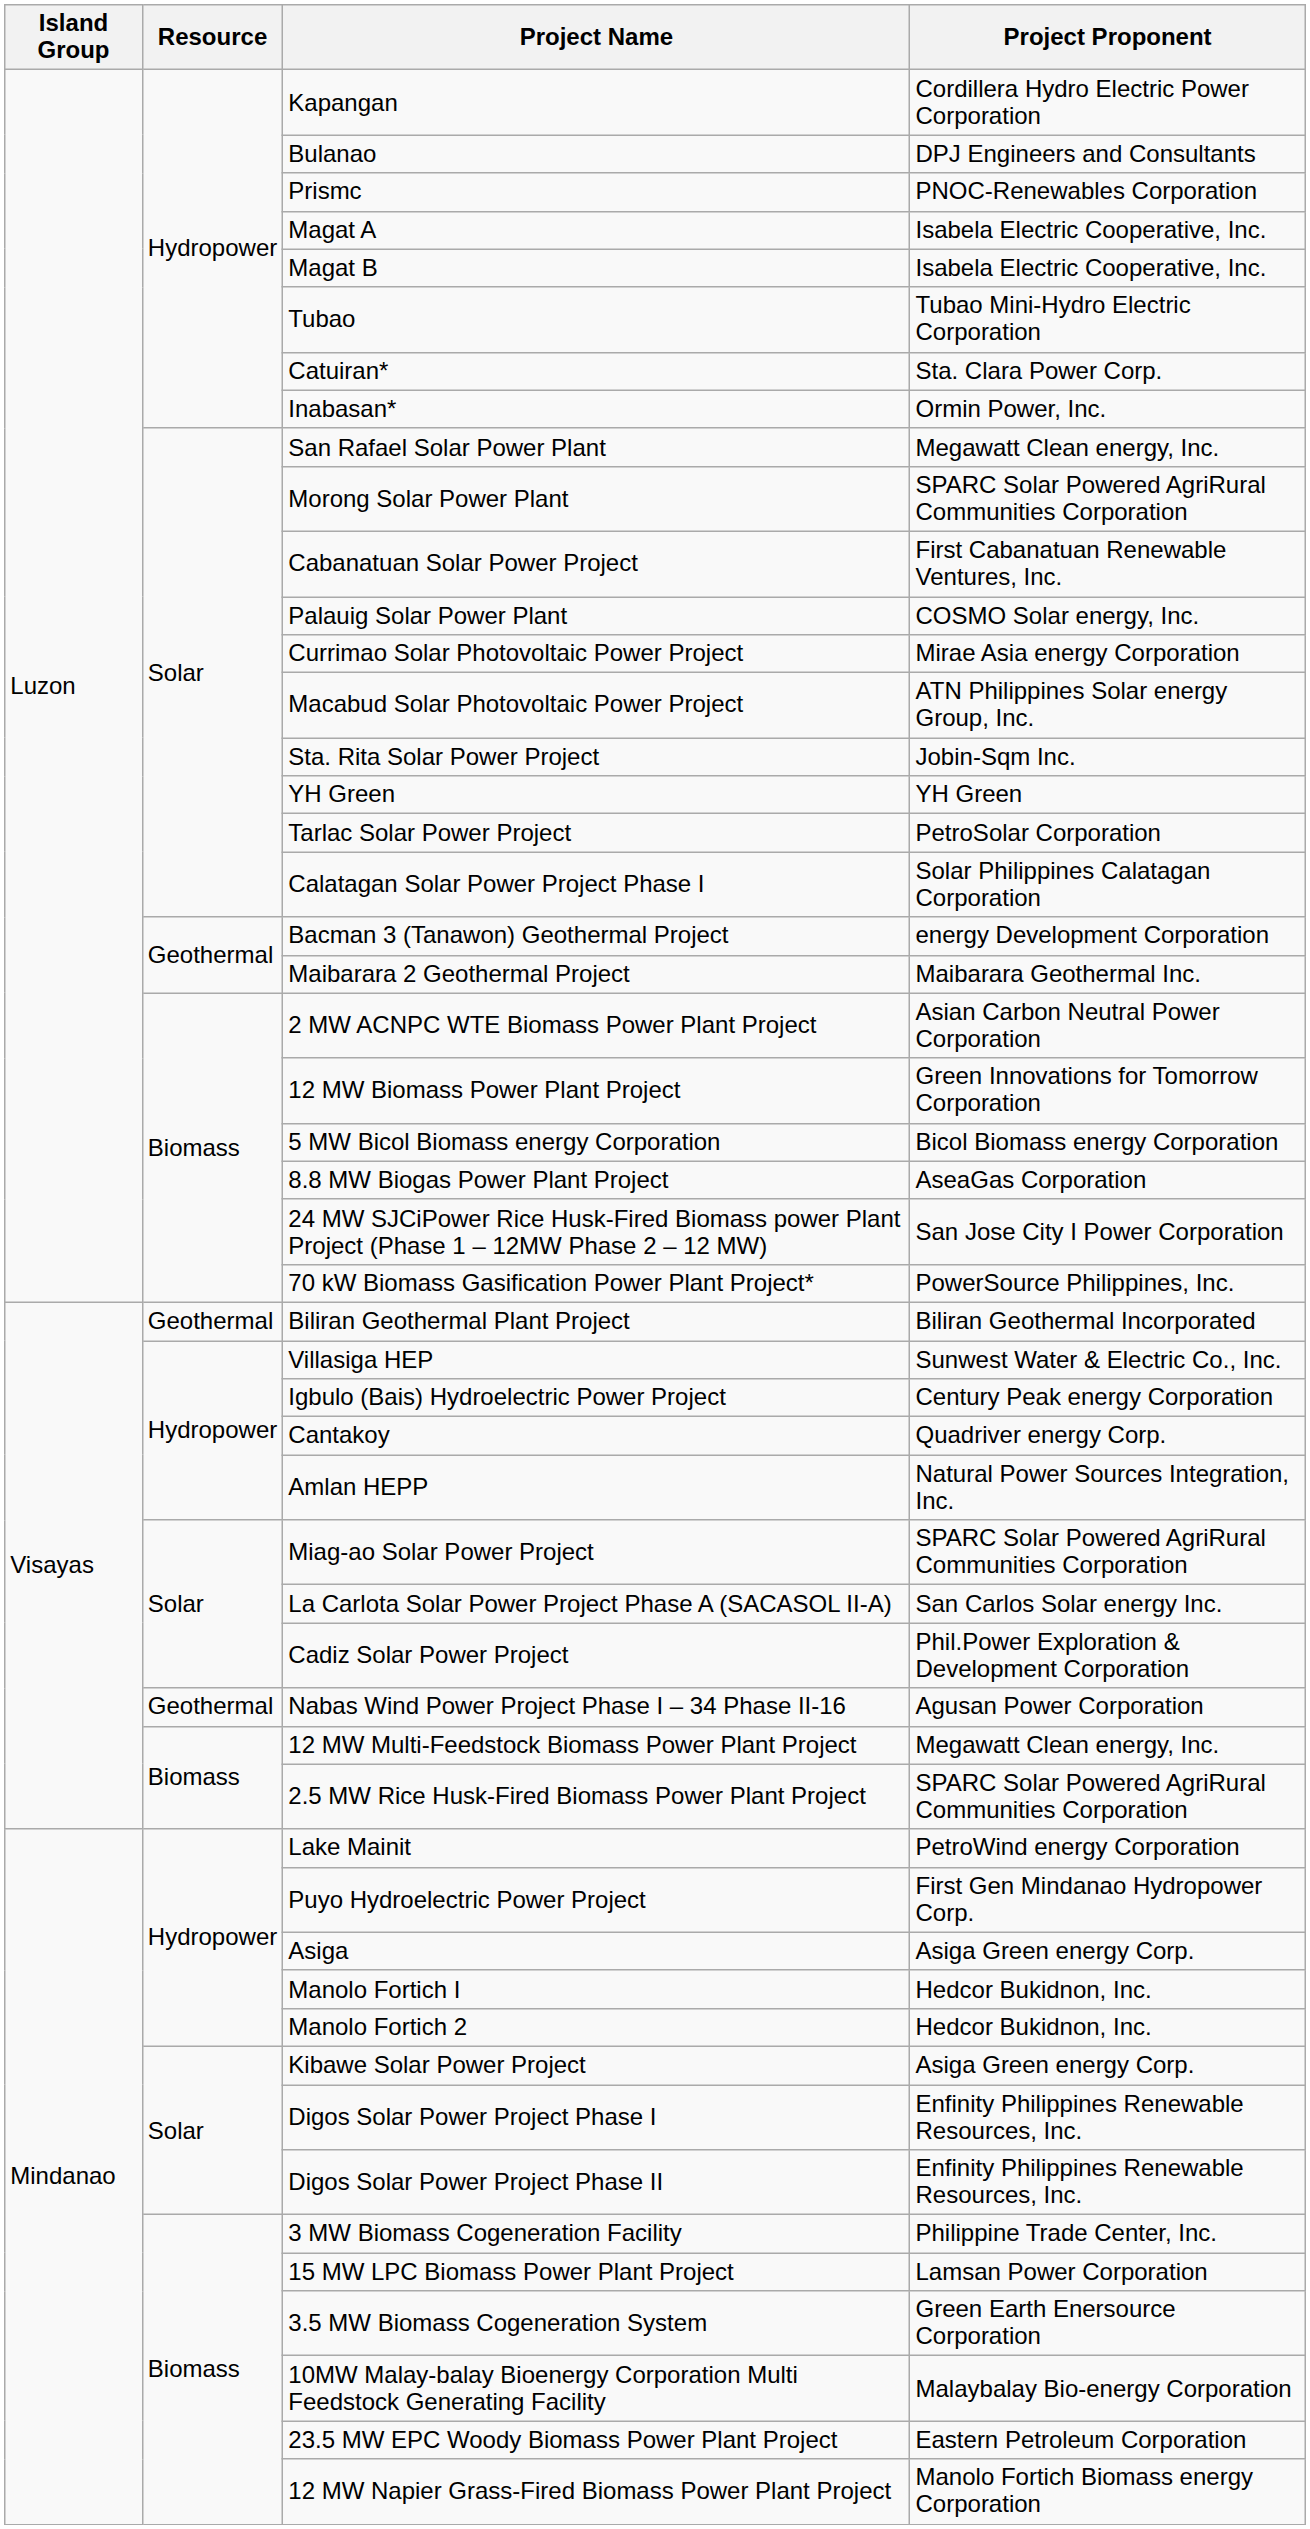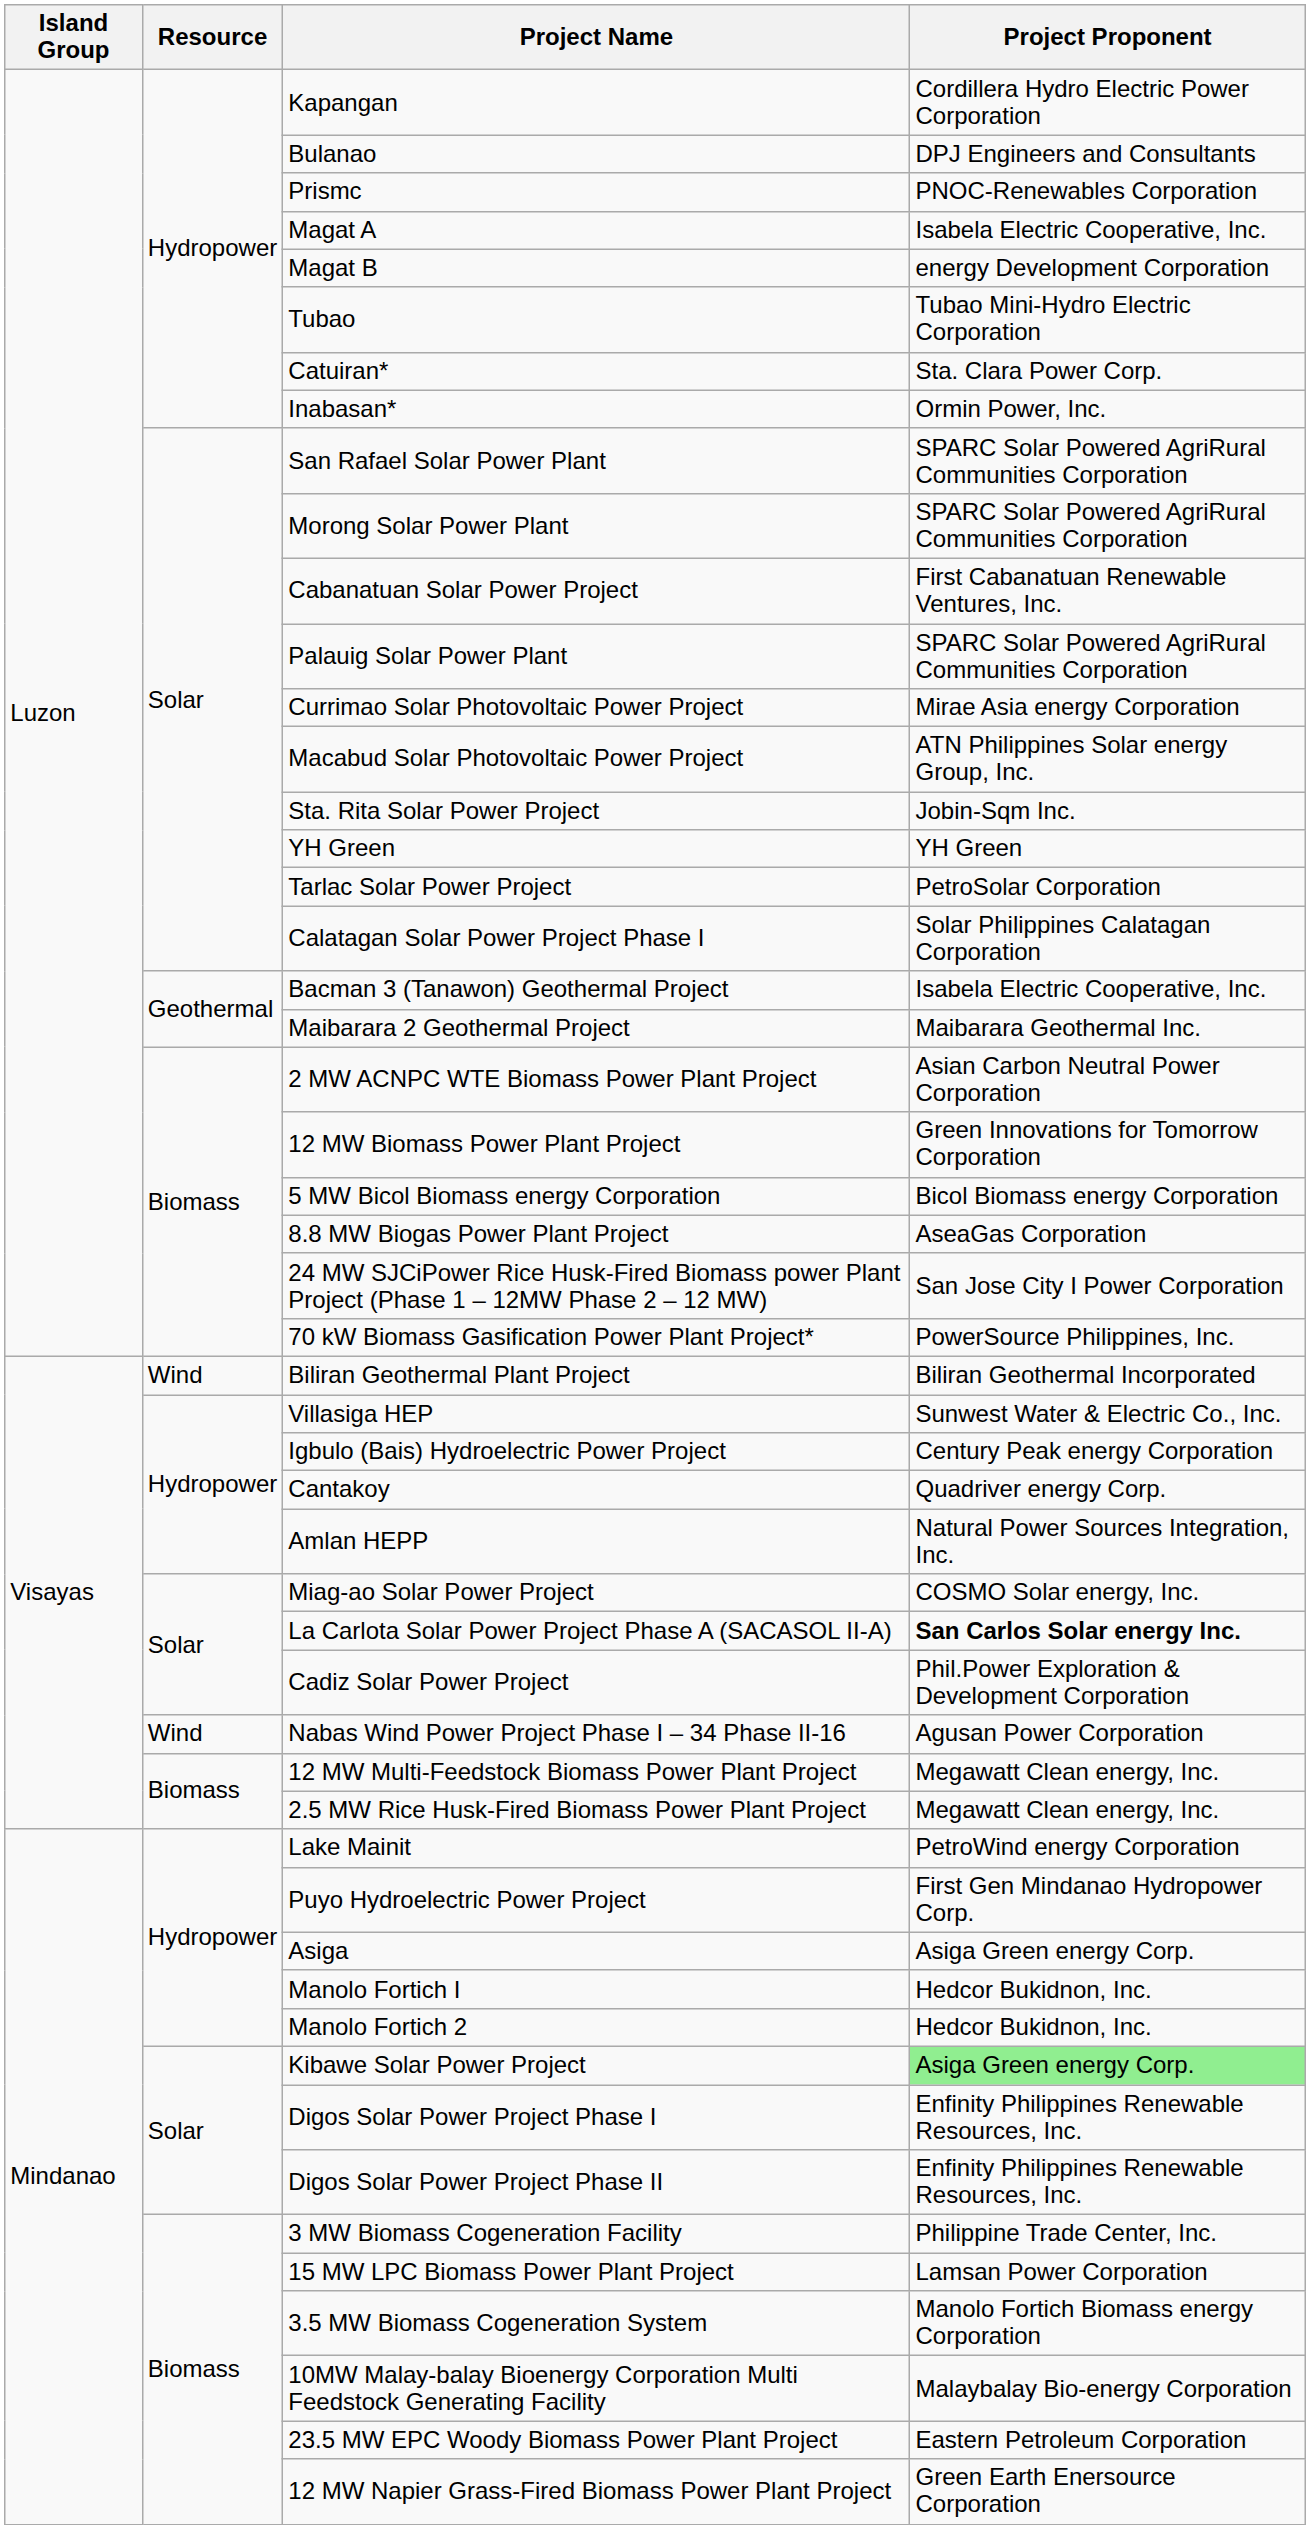(1091, 267) Isabela Electric Cooperative, Inc. -> (1092, 267) energy Development Corporation
(1067, 447) Megawatt Clean energy, Inc. -> (1091, 460) SPARC Solar Powered AgriRural Communities Corporation
(1057, 615) COSMO Solar energy, Inc. -> (1091, 655) SPARC Solar Powered AgriRural Communities Corporation
(1092, 935) energy Development Corporation -> (1091, 989) Isabela Electric Cooperative, Inc.
(211, 1321) Geothermal -> (175, 1375) Wind
(1091, 1552) SPARC Solar Powered AgriRural Communities Corporation -> (1057, 1592) COSMO Solar energy, Inc.
(1069, 1603) normal -> (1078, 1630) bold
(211, 1706) Geothermal -> (175, 1733) Wind
(1091, 1796) SPARC Solar Powered AgriRural Communities Corporation -> (1067, 1809) Megawatt Clean energy, Inc.
(1055, 2065) no background -> (1055, 2065) lightgreen background
(1046, 2323) Green Earth Enersource Corporation -> (1084, 2323) Manolo Fortich Biomass energy Corporation
(1084, 2491) Manolo Fortich Biomass energy Corporation -> (1046, 2491) Green Earth Enersource Corporation
